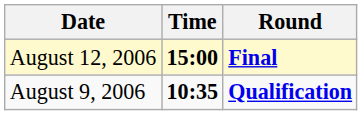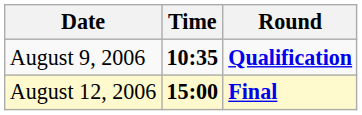rows swapped: (78, 92) <-> (83, 57)
